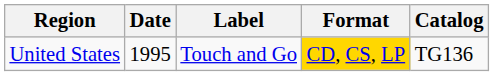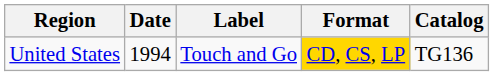(150, 53) 1995 -> (150, 53) 1994
